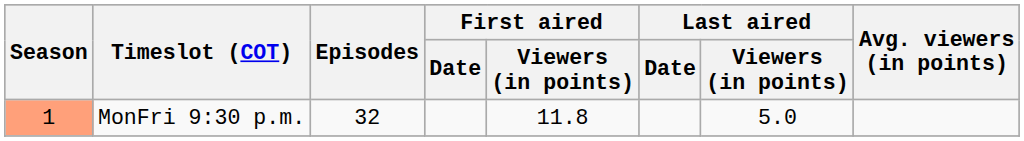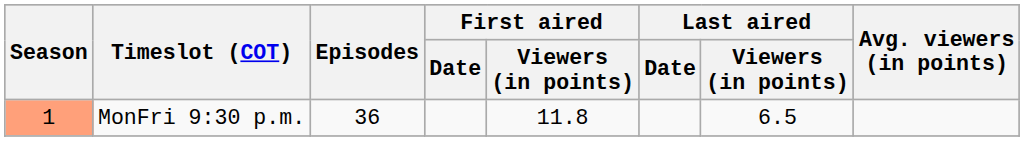(367, 118) 32 -> (367, 118) 36
(777, 118) 5.0 -> (777, 118) 6.5
